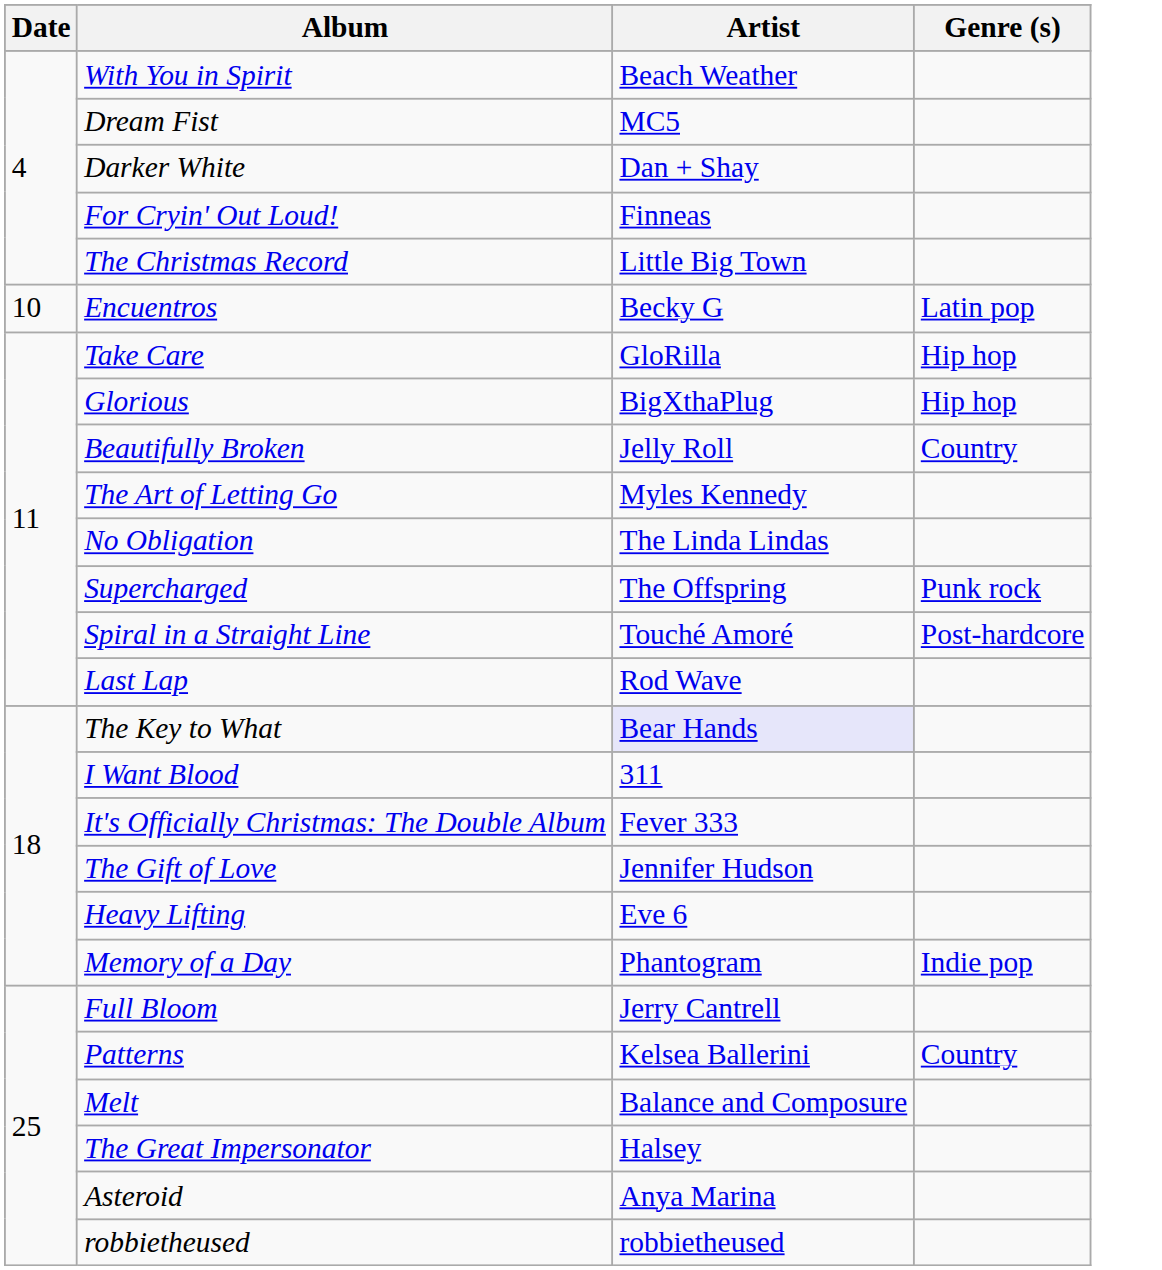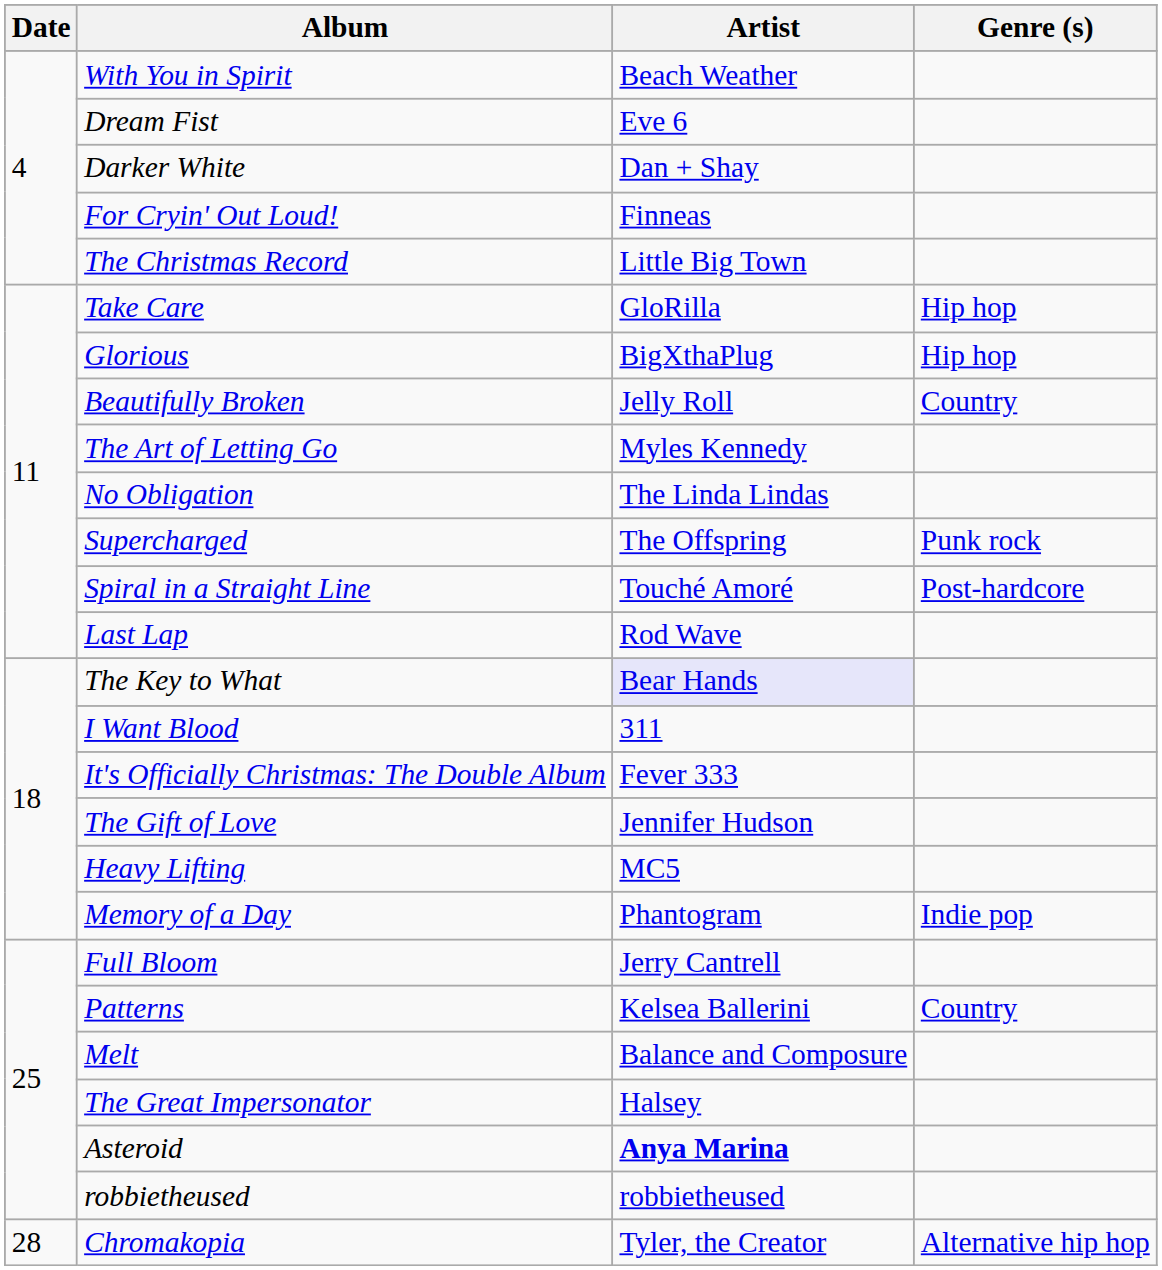(650, 121) MC5 -> (653, 121) Eve 6
- row: (151, 307)
(653, 914) Eve 6 -> (650, 868) MC5
(698, 1195) normal -> (704, 1148) bold
+ row: (165, 1241)
